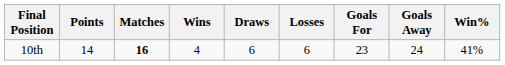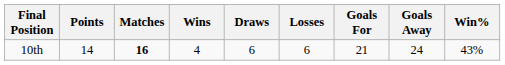(362, 50) 23 -> (362, 50) 21
(472, 50) 41% -> (472, 50) 43%
